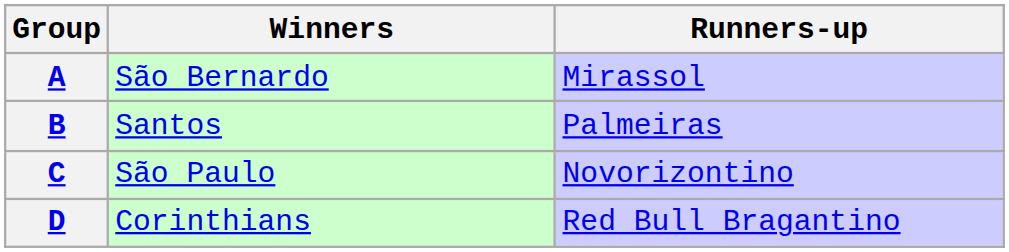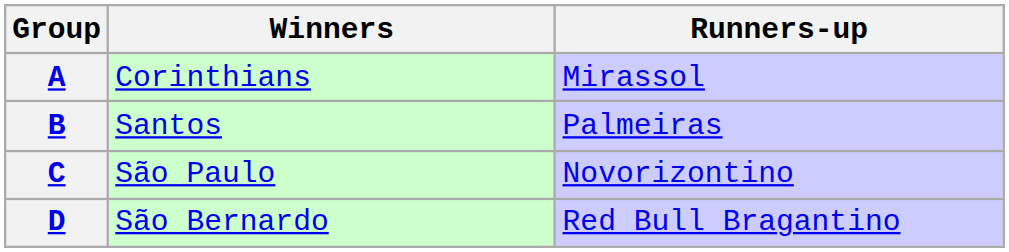(222, 78) São Bernardo -> (213, 78) Corinthians
(213, 223) Corinthians -> (222, 223) São Bernardo
